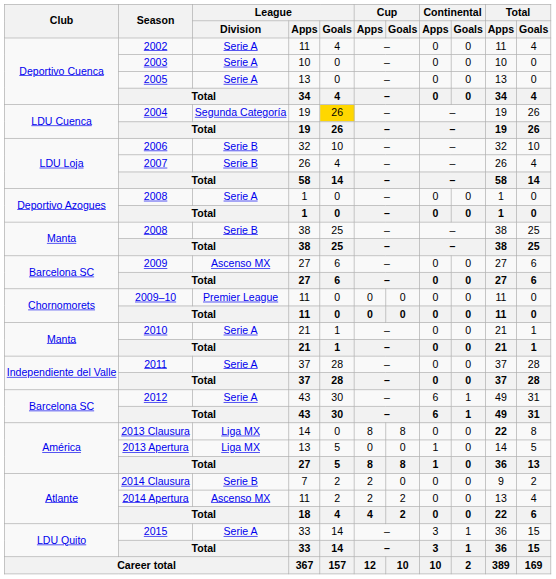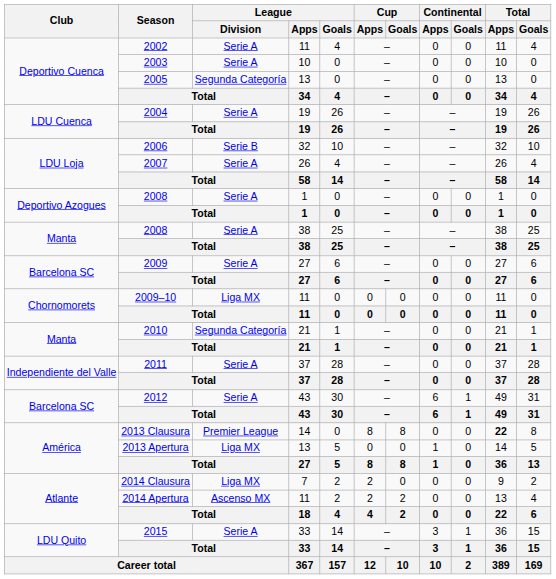(241, 79) Serie A -> (241, 79) Segunda Categoría
(241, 113) Segunda Categoría -> (241, 113) Serie A
(337, 113) gold background -> (337, 113) no background
(241, 163) Serie B -> (241, 163) Serie A
(241, 230) Serie B -> (241, 230) Serie A
(241, 264) Ascenso MX -> (241, 264) Serie A
(241, 297) Premier League -> (241, 297) Liga MX
(241, 331) Serie A -> (241, 331) Segunda Categoría
(241, 431) Liga MX -> (241, 431) Premier League
(241, 481) Serie B -> (241, 481) Liga MX
